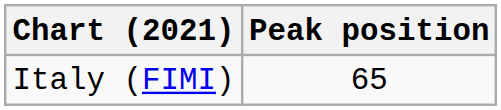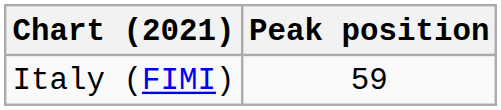(369, 81) 65 -> (369, 81) 59
